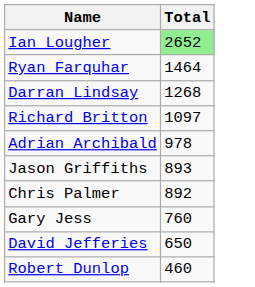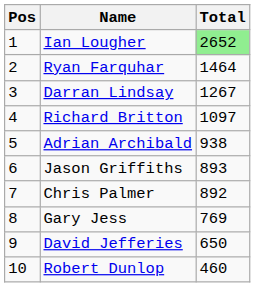+ column: (22, 17)
(183, 93) 1268 -> (218, 93) 1267
(178, 143) 978 -> (213, 143) 938
(178, 219) 760 -> (213, 219) 769
